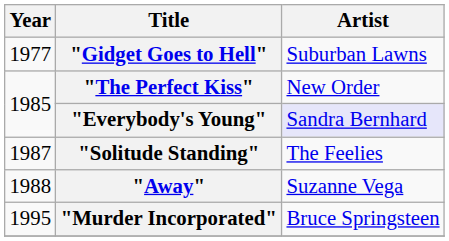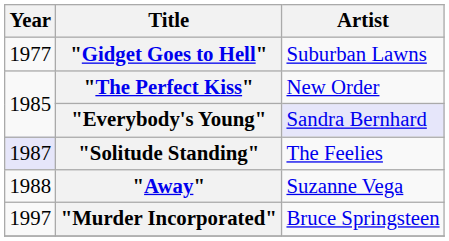(30, 152) no background -> (30, 152) lavender background
(30, 218) 1995 -> (30, 218) 1997
